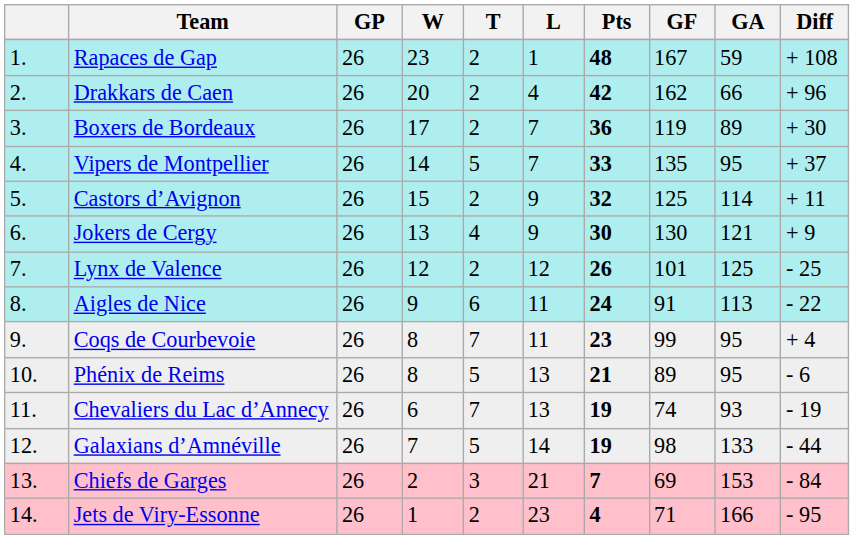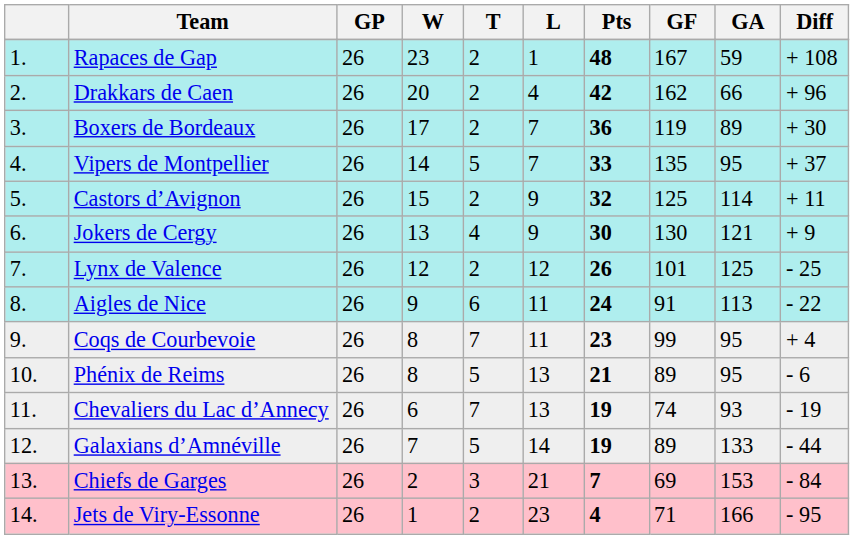(665, 445) 98 -> (665, 445) 89
